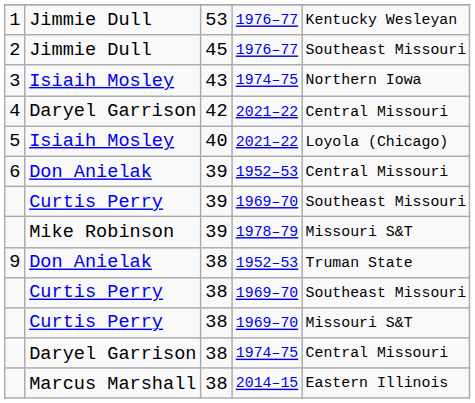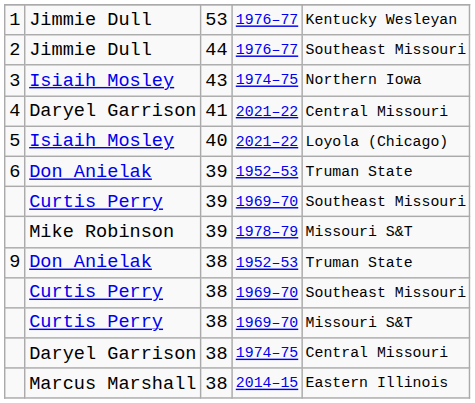(217, 50) 45 -> (217, 50) 44
(217, 111) 42 -> (217, 111) 41
(377, 171) Central Missouri -> (359, 171) Truman State
